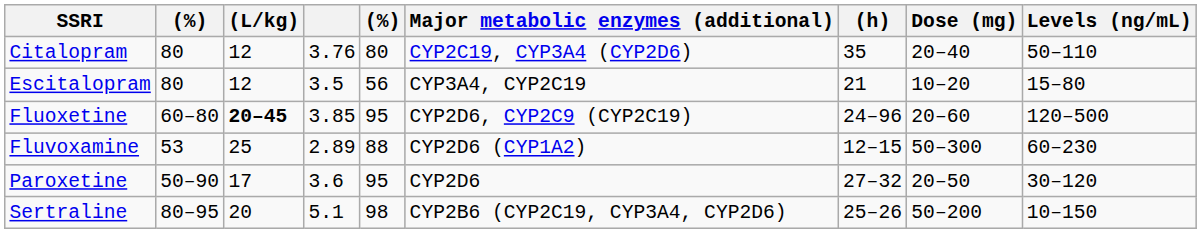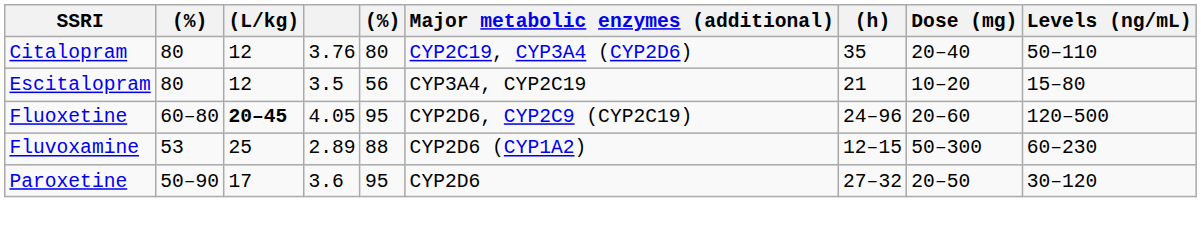(332, 117) 3.85 -> (332, 117) 4.05
- row: (68, 213)
